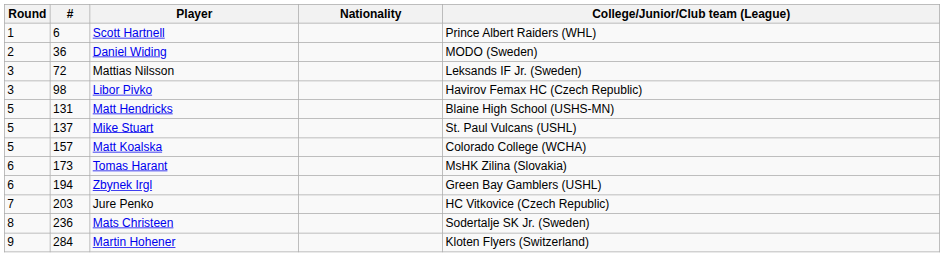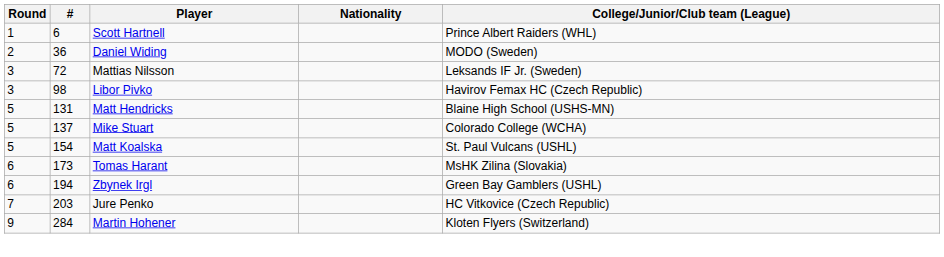(511, 128) St. Paul Vulcans (USHL) -> (516, 128) Colorado College (WCHA)
(63, 147) 157 -> (63, 147) 154
(516, 147) Colorado College (WCHA) -> (511, 147) St. Paul Vulcans (USHL)
- row: (133, 223)
